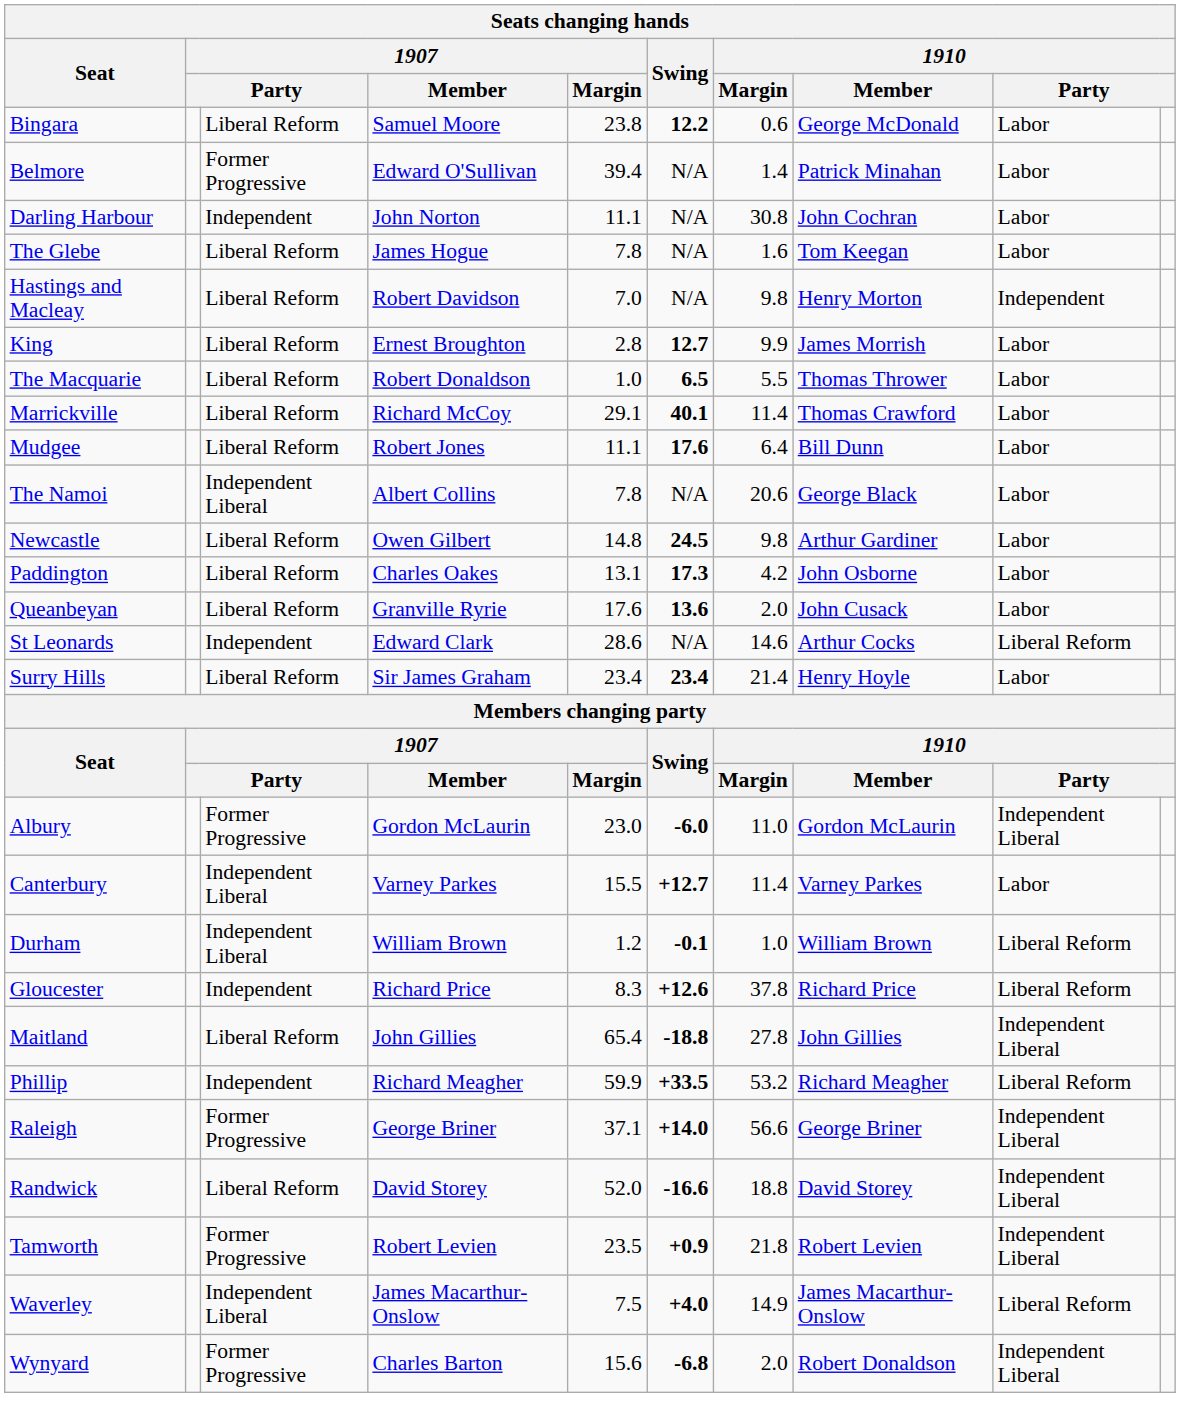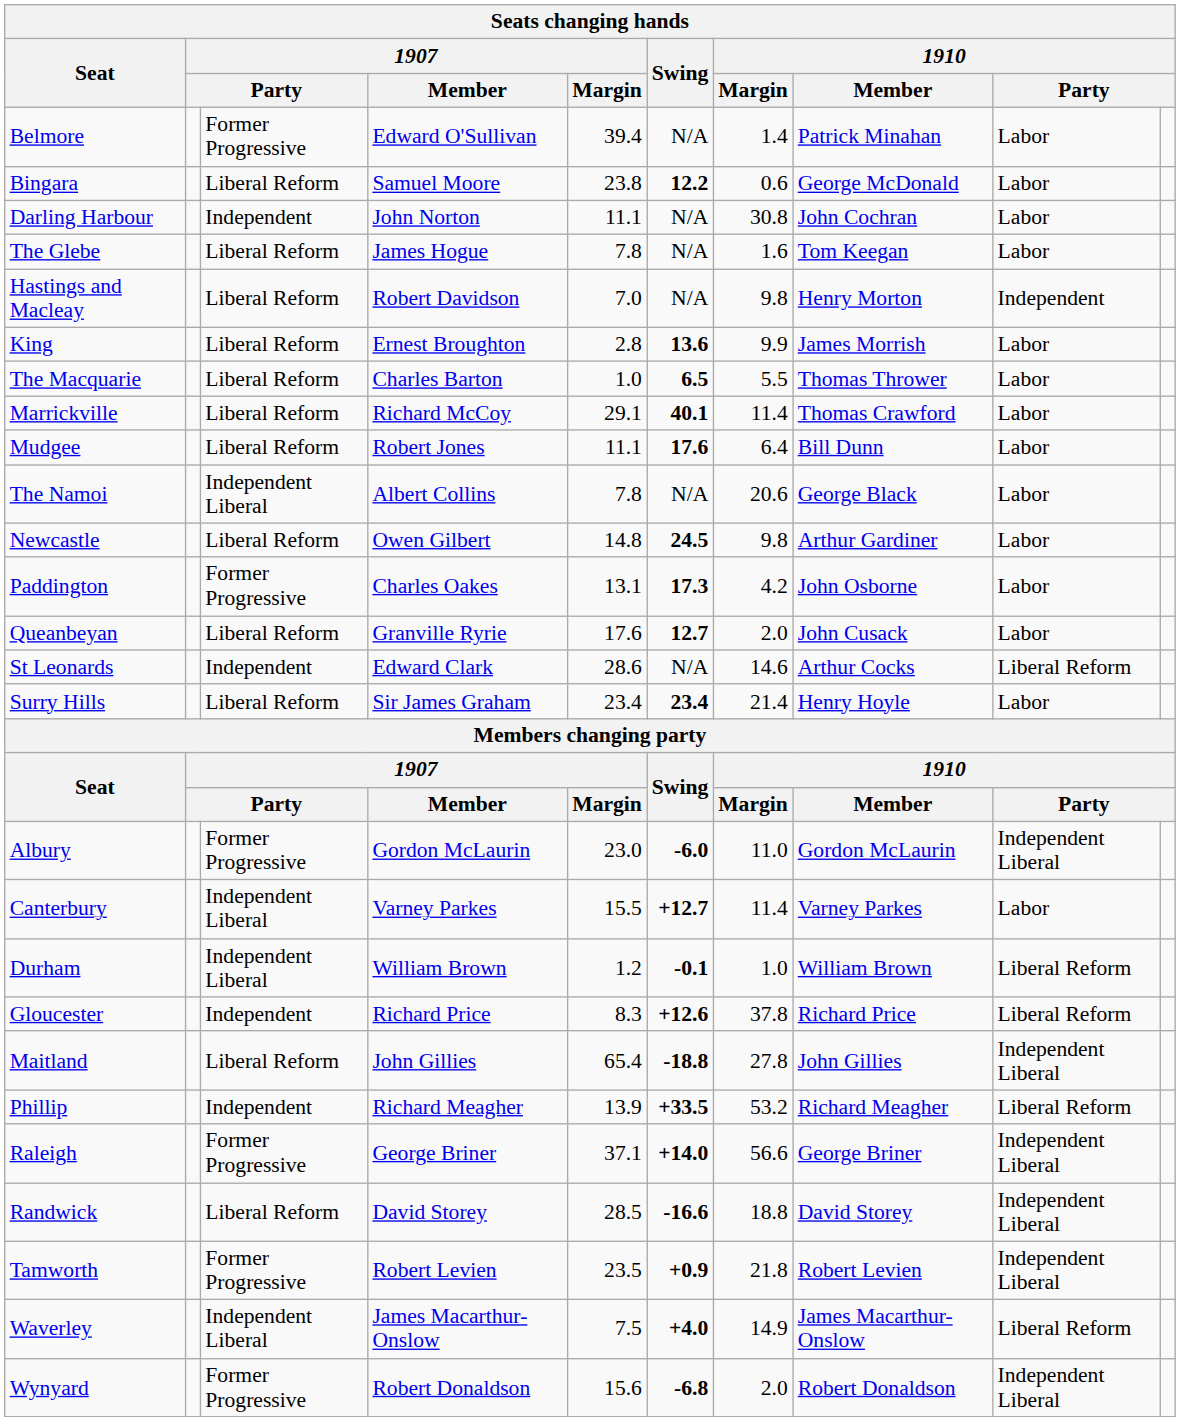rows swapped: (47, 170) <-> (44, 124)
(689, 344) 12.7 -> (689, 344) 13.6
(451, 378) Robert Donaldson -> (438, 378) Charles Barton
(272, 574) Liberal Reform -> (256, 586) Former Progressive
(689, 608) 13.6 -> (689, 632) 12.7
(623, 1082) 59.9 -> (623, 1106) 13.9
(623, 1187) 52.0 -> (623, 1211) 28.5
(438, 1363) Charles Barton -> (451, 1387) Robert Donaldson
